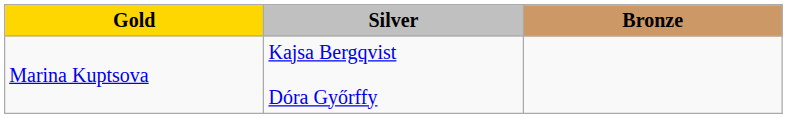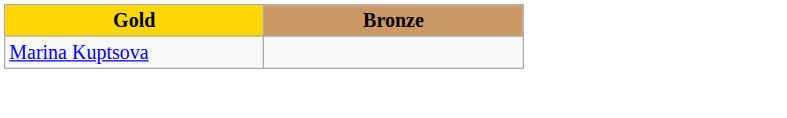- column: (393, 20)
